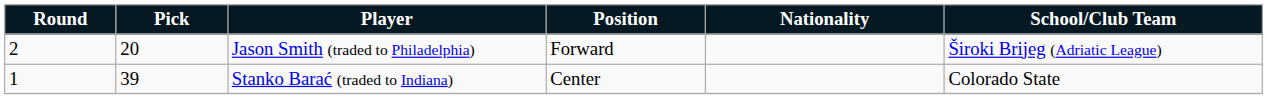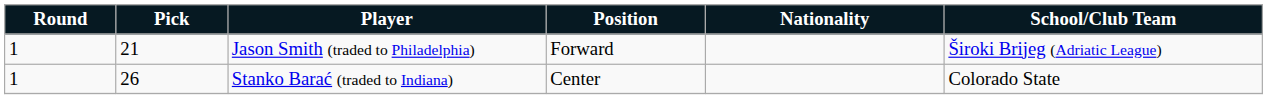(14, 49) 2 -> (14, 49) 1
(130, 49) 20 -> (130, 49) 21
(130, 78) 39 -> (130, 78) 26
